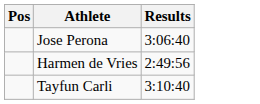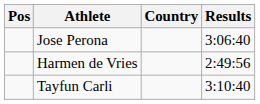+ column: (171, 16)
